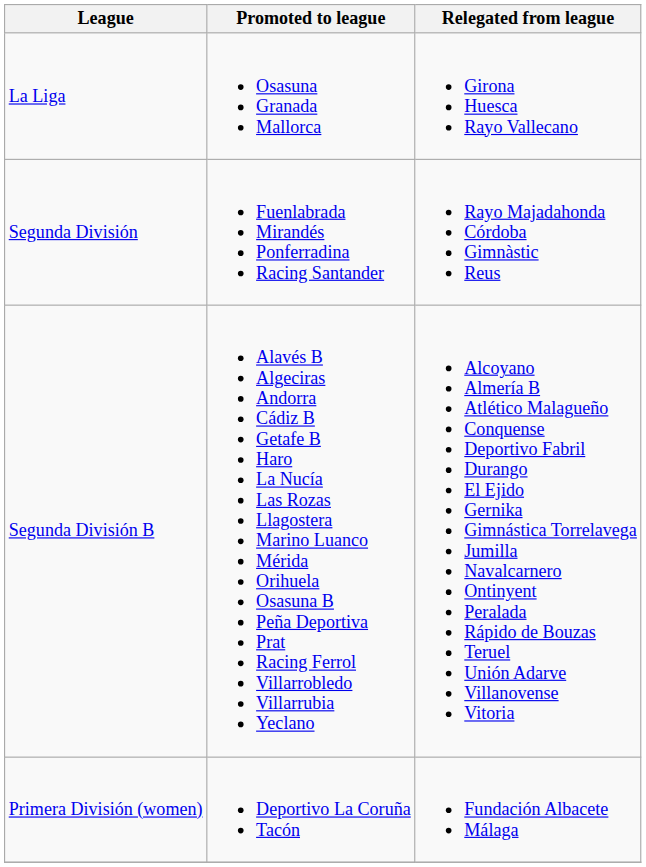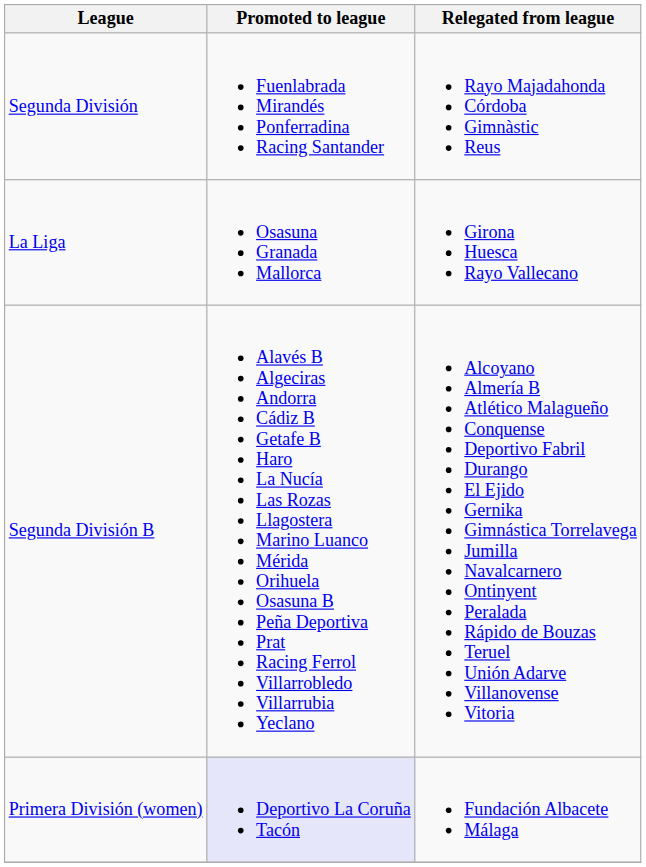rows swapped: (37, 96) <-> (73, 232)
(311, 820) no background -> (311, 820) lavender background
